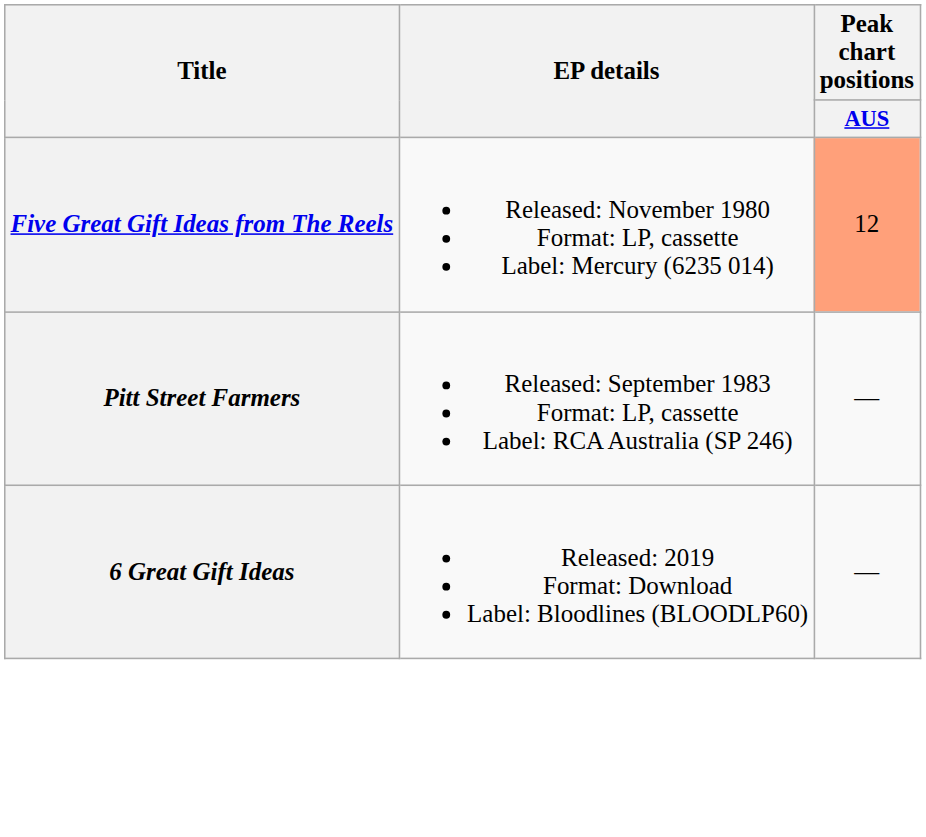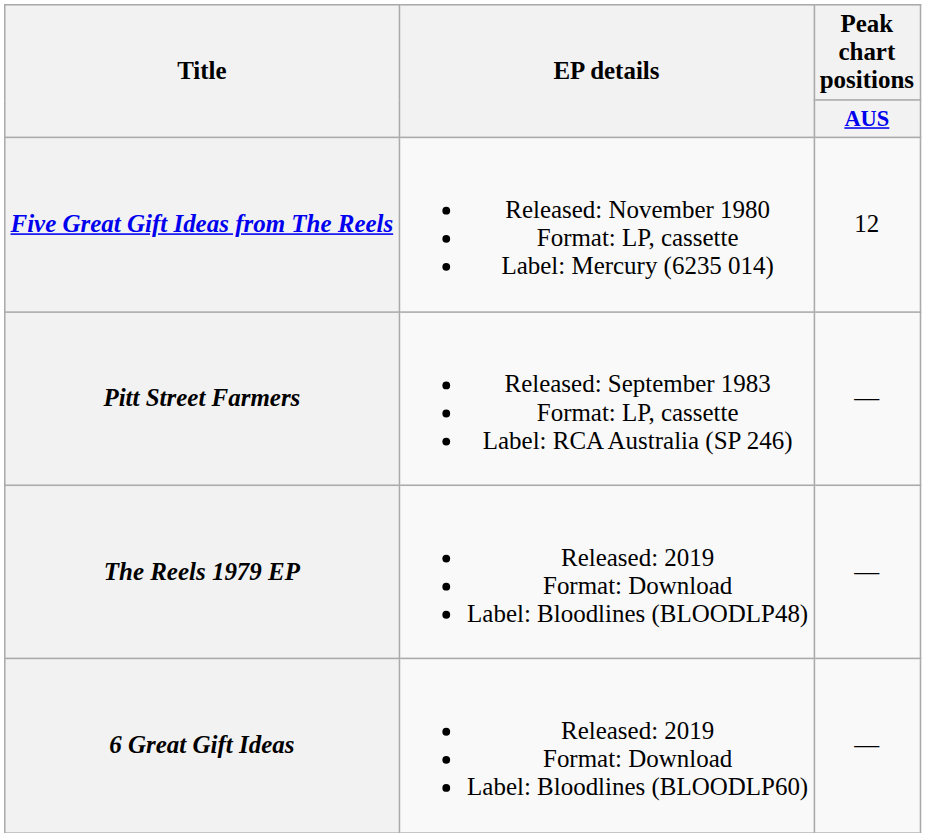(867, 224) lightsalmon background -> (867, 224) no background
+ row: (202, 571)
